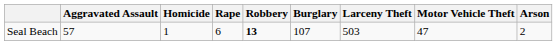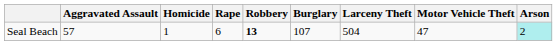(351, 31) 503 -> (351, 31) 504
(523, 31) no background -> (523, 31) paleturquoise background
